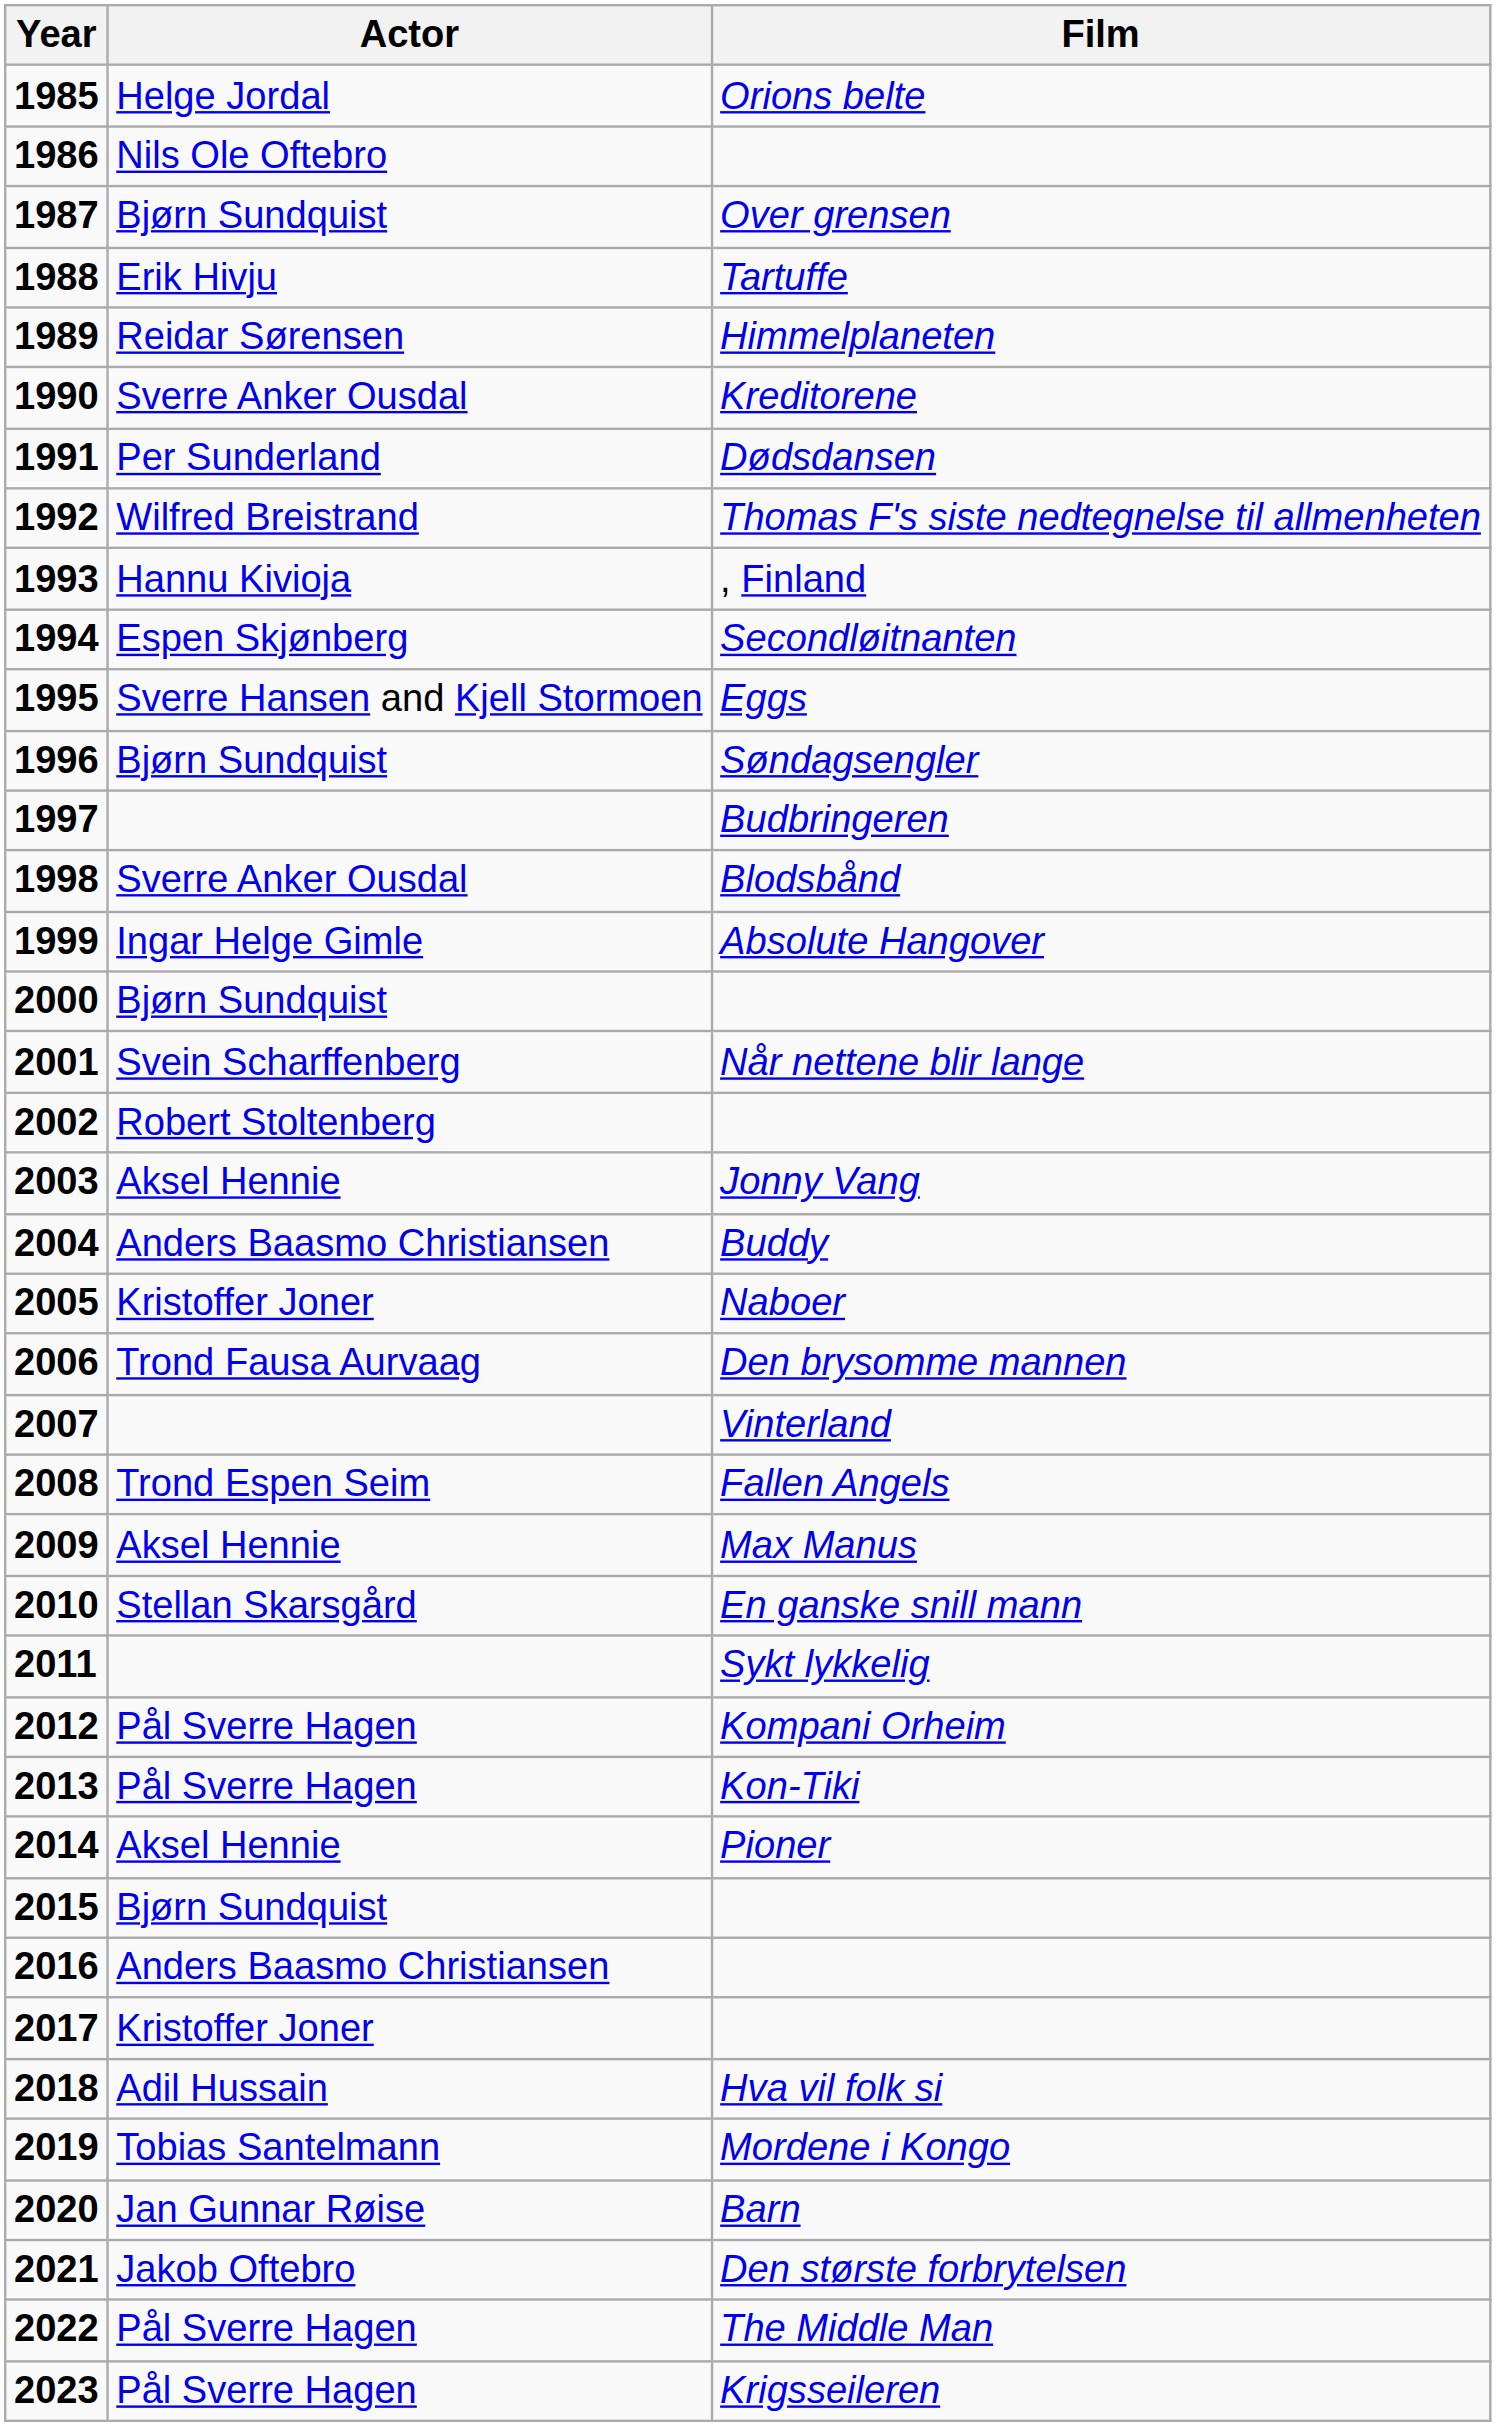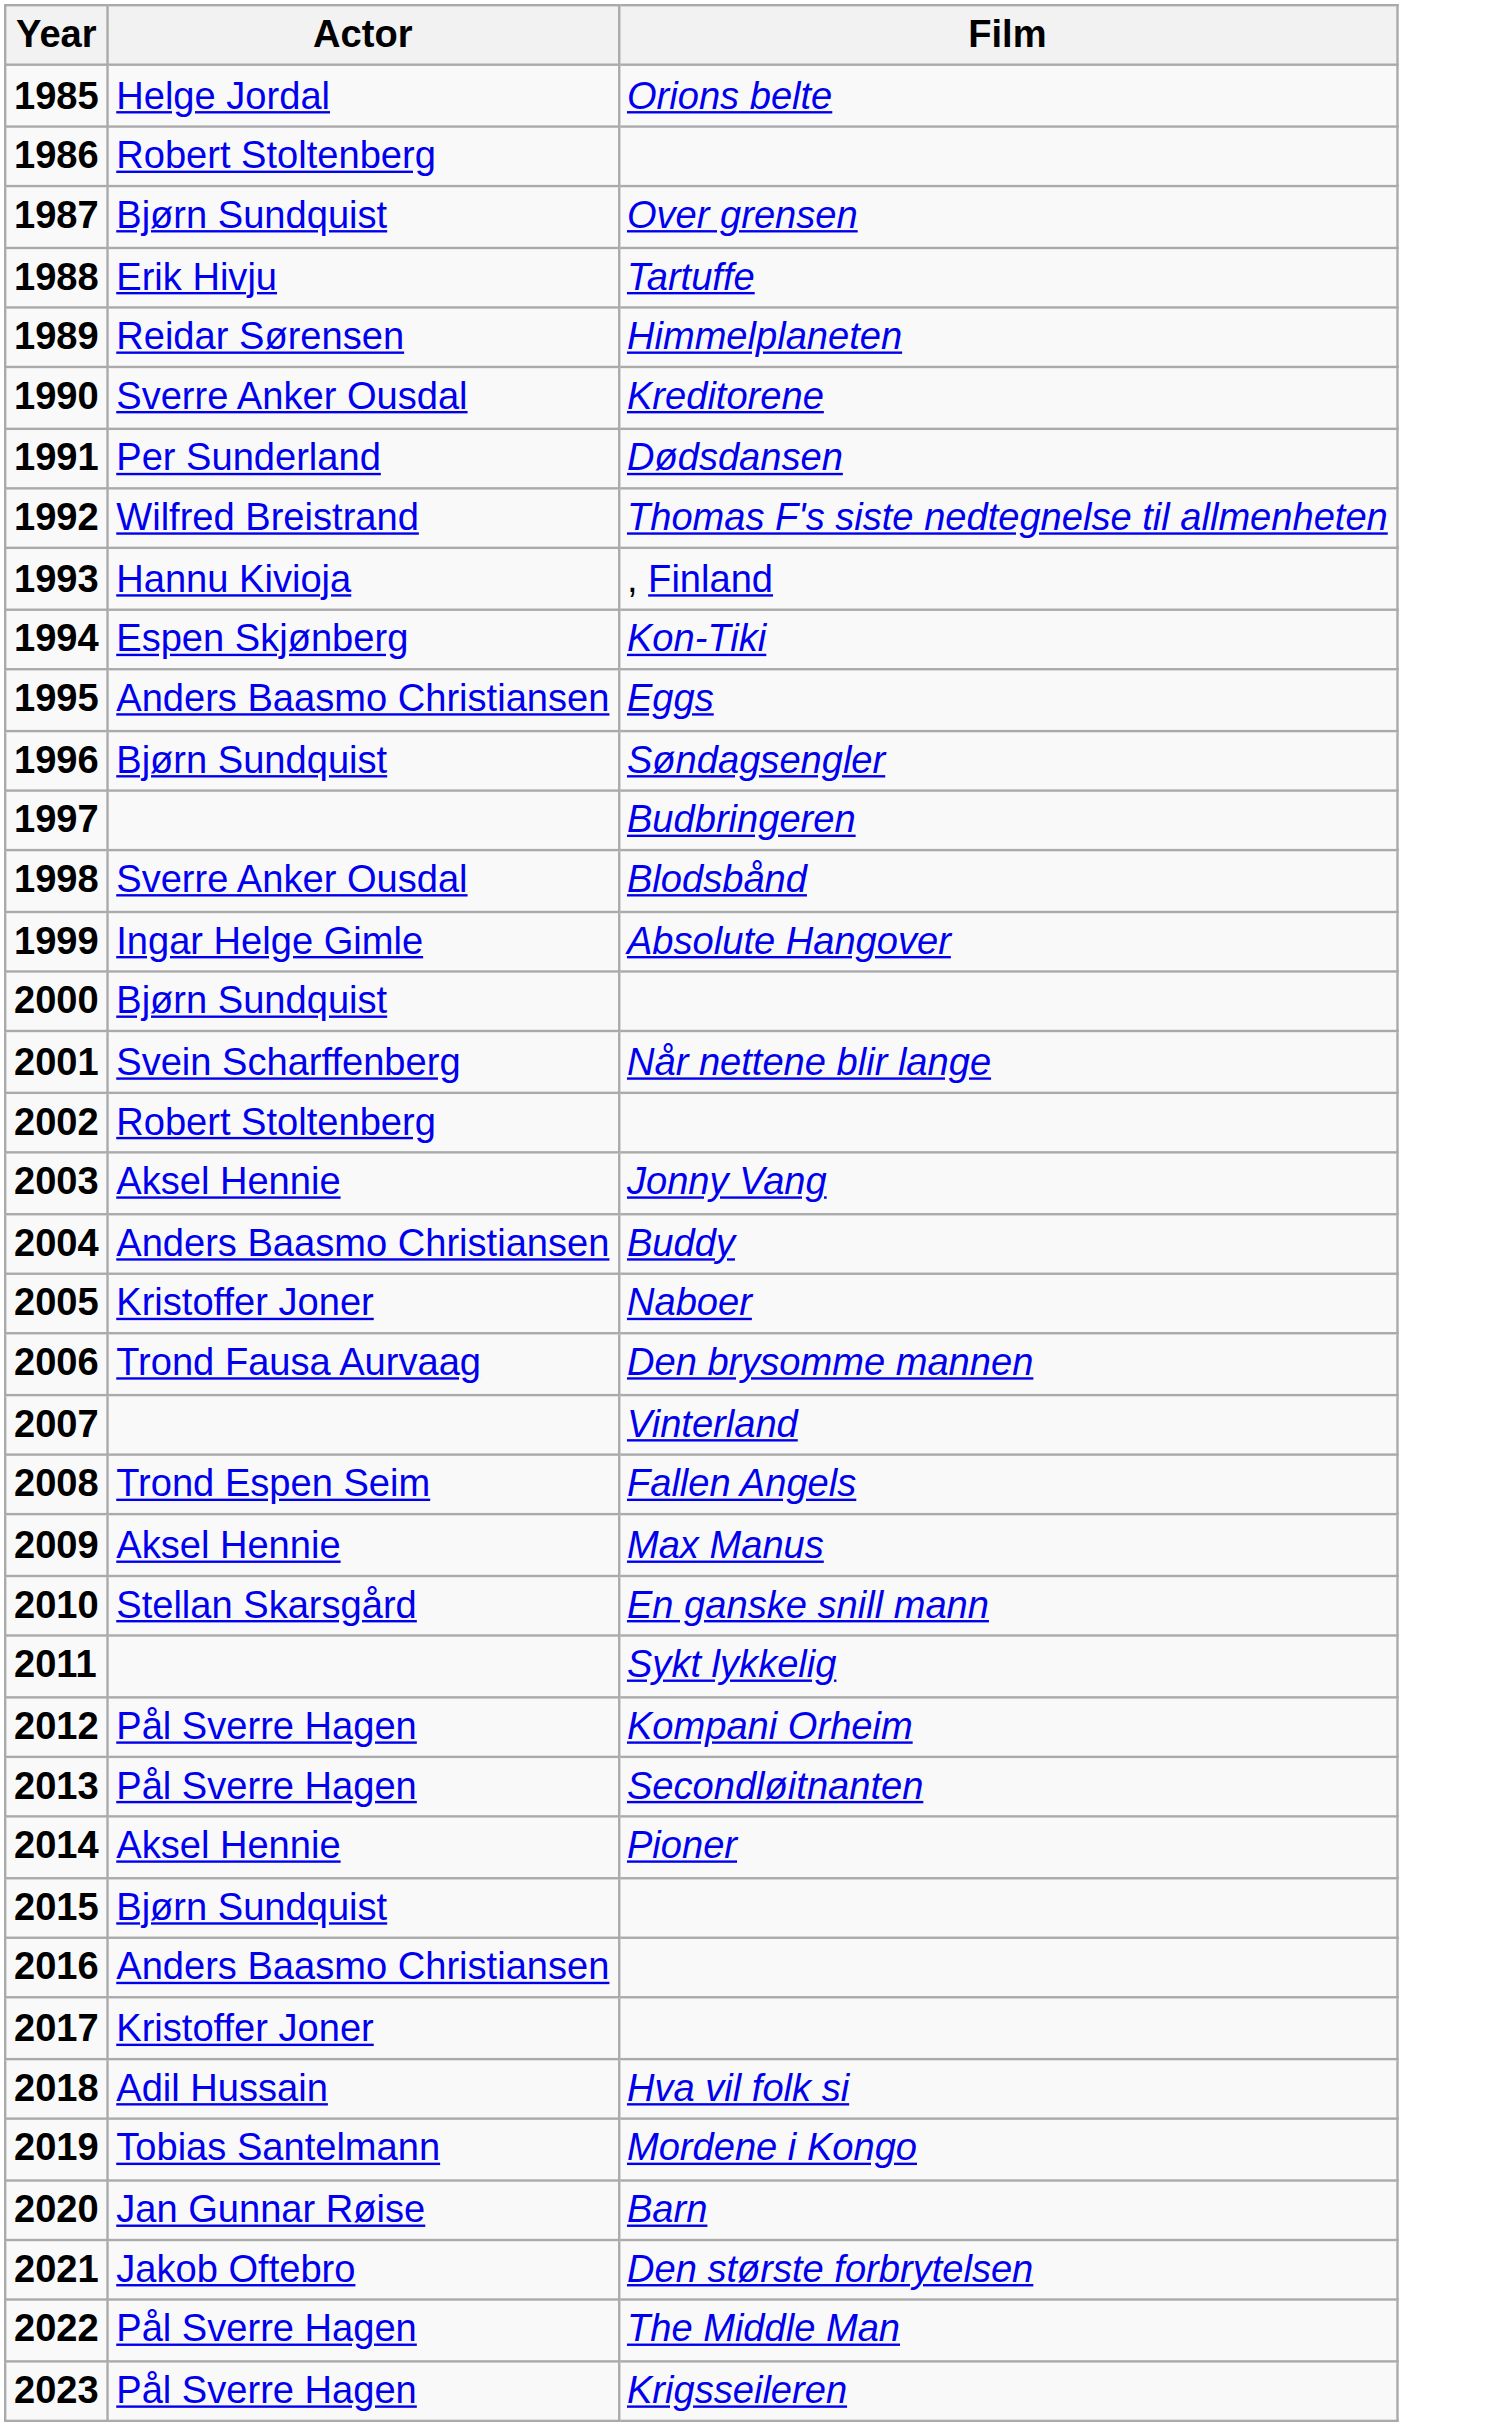(252, 155) Nils Ole Oftebro -> (276, 155) Robert Stoltenberg
(868, 638) Secondløitnanten -> (697, 638) Kon-Tiki
(409, 699) Sverre Hansen and Kjell Stormoen -> (363, 699) Anders Baasmo Christiansen
(790, 1786) Kon-Tiki -> (775, 1786) Secondløitnanten
